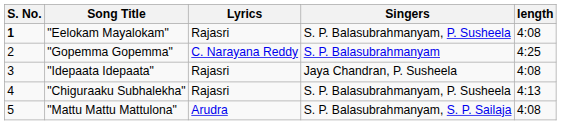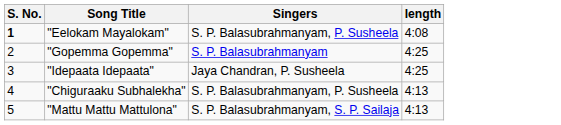- column: (245, 14)
(529, 71) 4:08 -> (416, 71) 4:25
(529, 110) 4:08 -> (416, 110) 4:13
